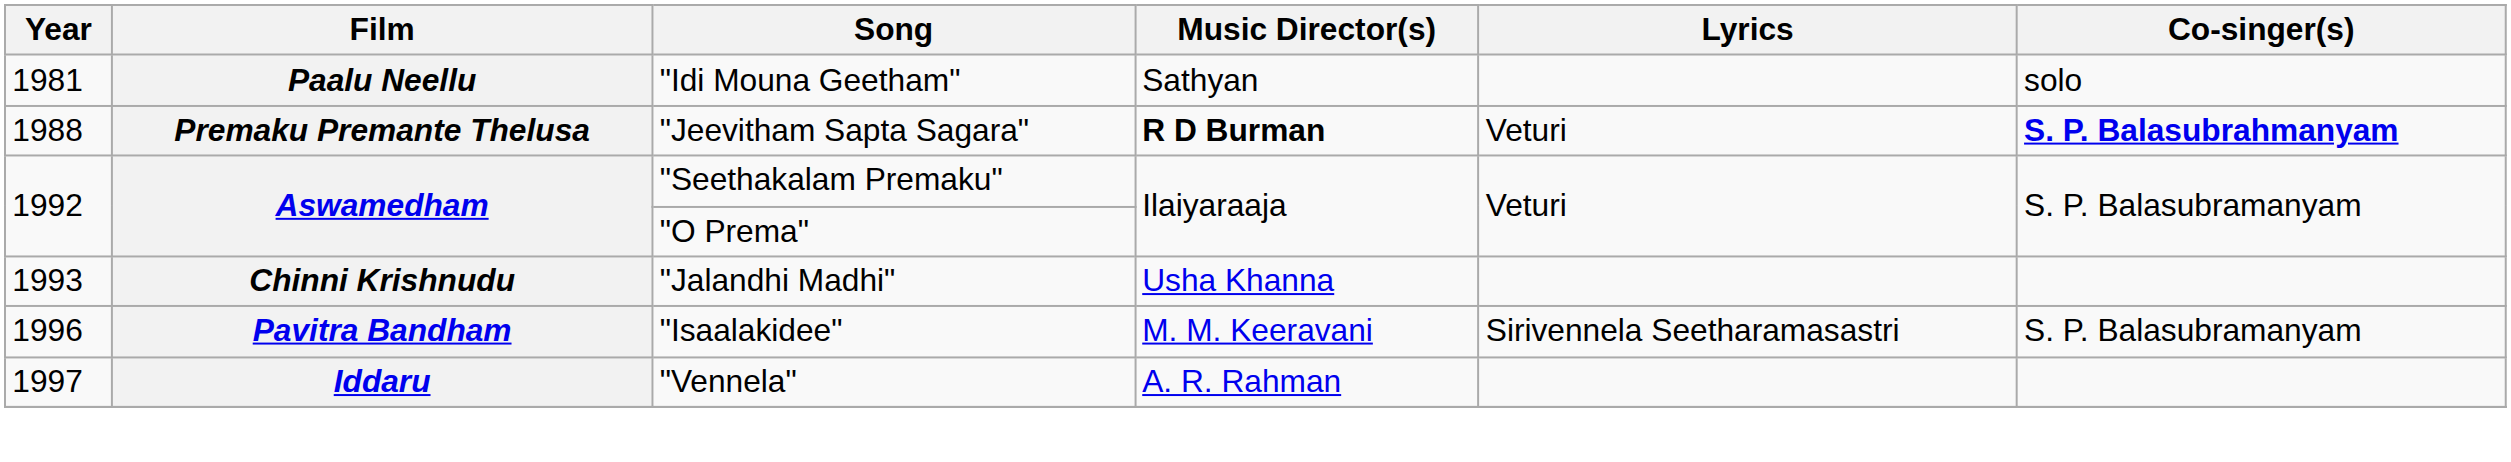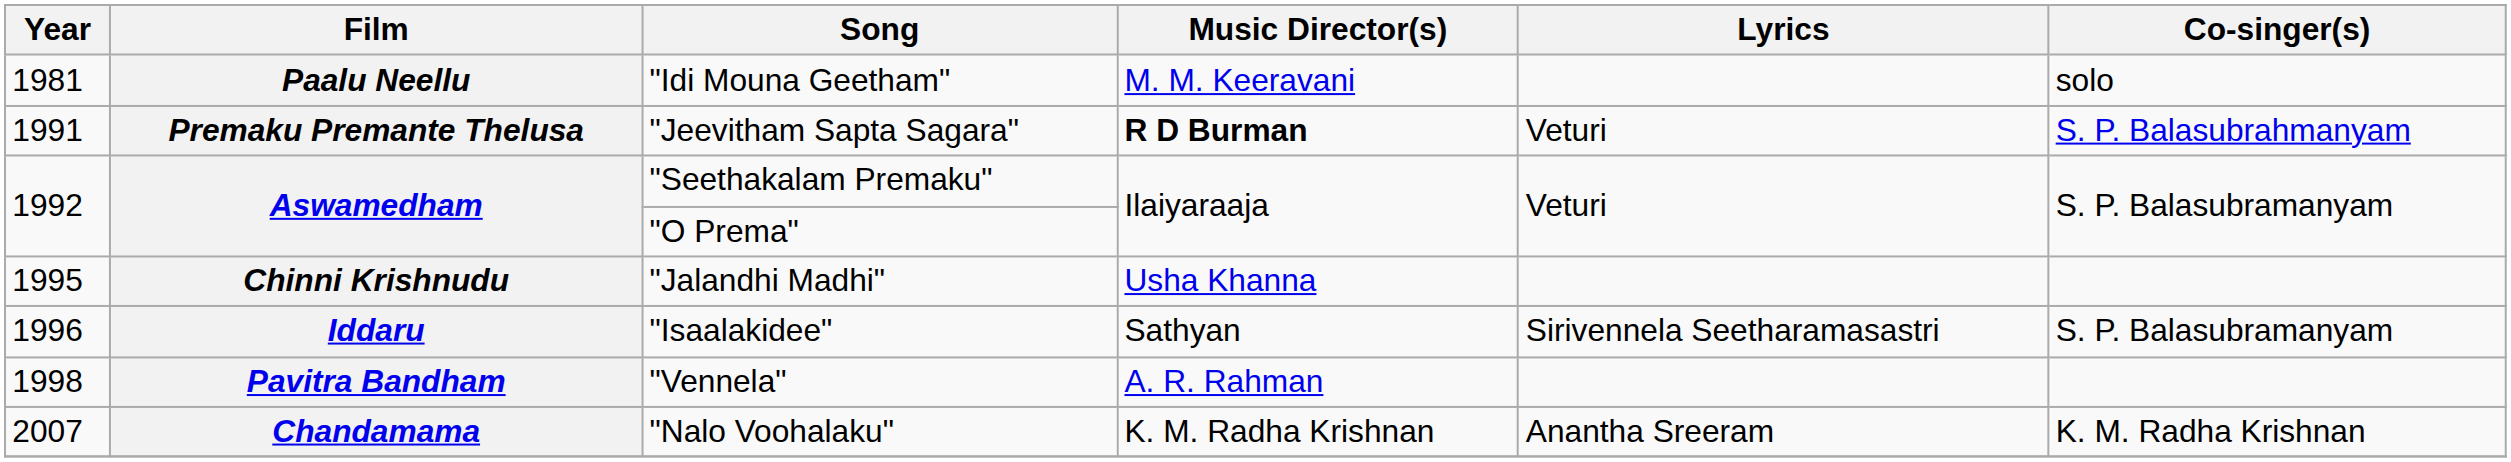(1200, 79) Sathyan -> (1240, 79) M. M. Keeravani
(48, 130) 1988 -> (48, 130) 1991
(2211, 130) bold -> (2233, 130) normal
(48, 280) 1993 -> (48, 280) 1995
(382, 331) Pavitra Bandham -> (376, 331) Iddaru
(1258, 331) M. M. Keeravani -> (1183, 331) Sathyan
(48, 381) 1997 -> (48, 381) 1998
(382, 381) Iddaru -> (376, 381) Pavitra Bandham
+ row: (772, 431)
